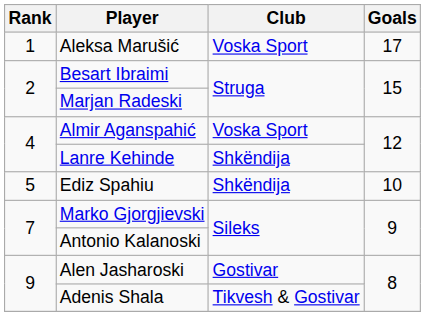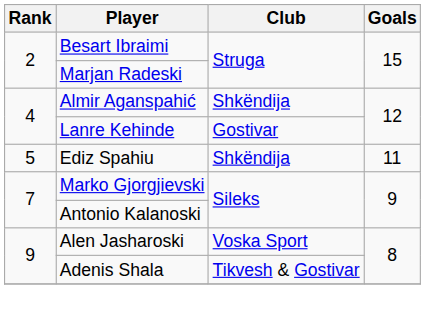- row: (119, 46)
(260, 130) Voska Sport -> (251, 102) Shkëndija
(251, 158) Shkëndija -> (245, 130) Gostivar
(392, 185) 10 -> (392, 158) 11
(245, 269) Gostivar -> (260, 241) Voska Sport
